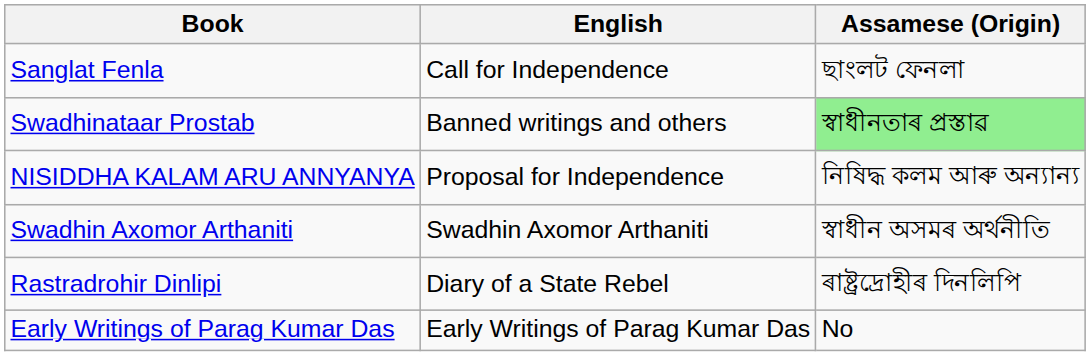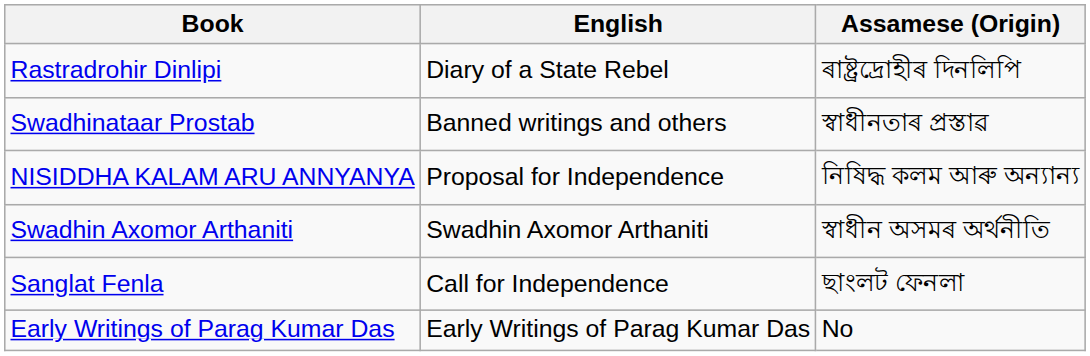rows swapped: (116, 283) <-> (87, 70)
(905, 122) lightgreen background -> (905, 122) no background
